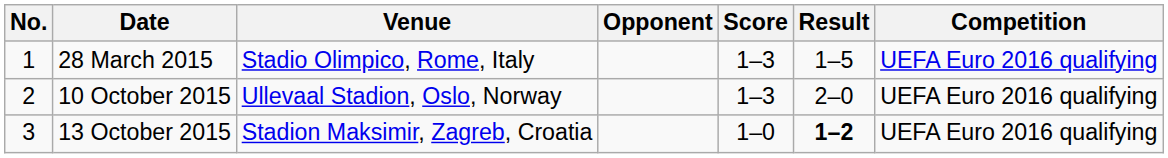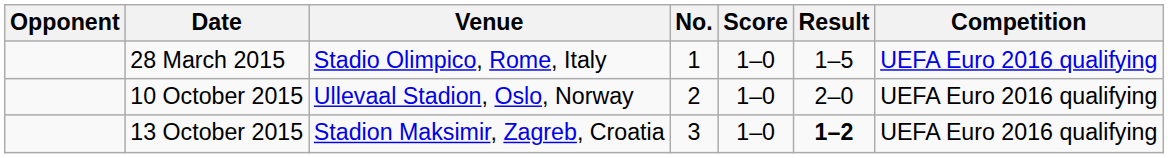columns swapped: (29, 22) <-> (658, 22)
(756, 59) 1–3 -> (756, 59) 1–0
(756, 96) 1–3 -> (756, 96) 1–0
